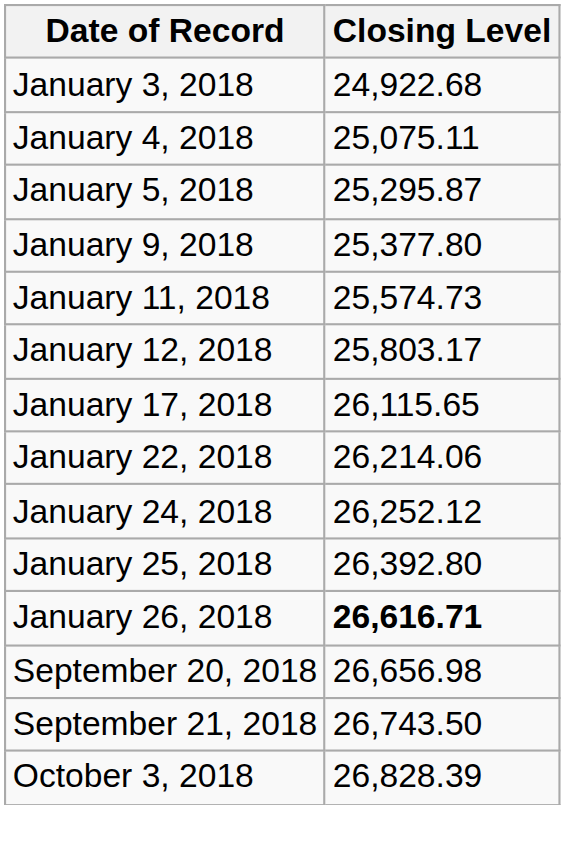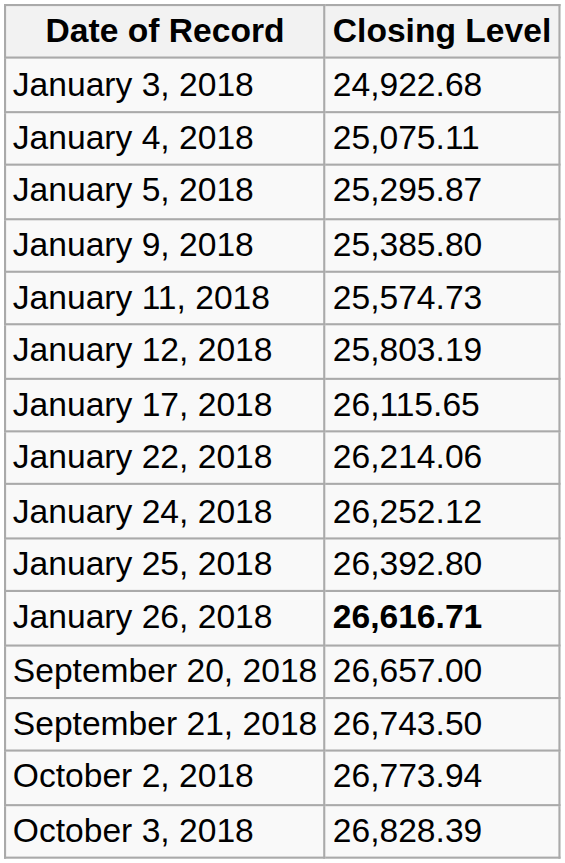(408, 244) 25,377.80 -> (408, 244) 25,385.80
(408, 350) 25,803.17 -> (408, 350) 25,803.19
(408, 670) 26,656.98 -> (408, 670) 26,657.00
+ row: (133, 777)
